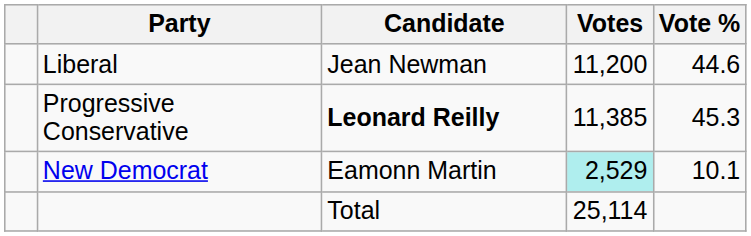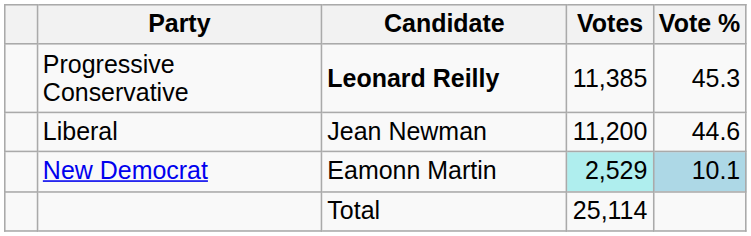rows swapped: (116, 117) <-> (80, 63)
(716, 171) no background -> (716, 171) lightblue background
